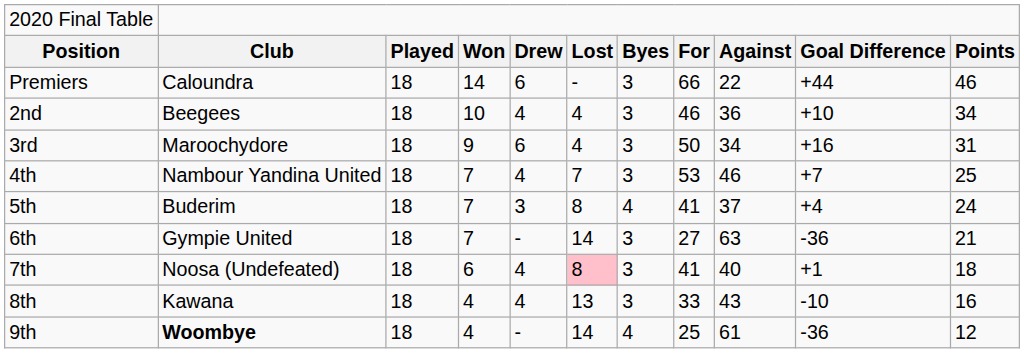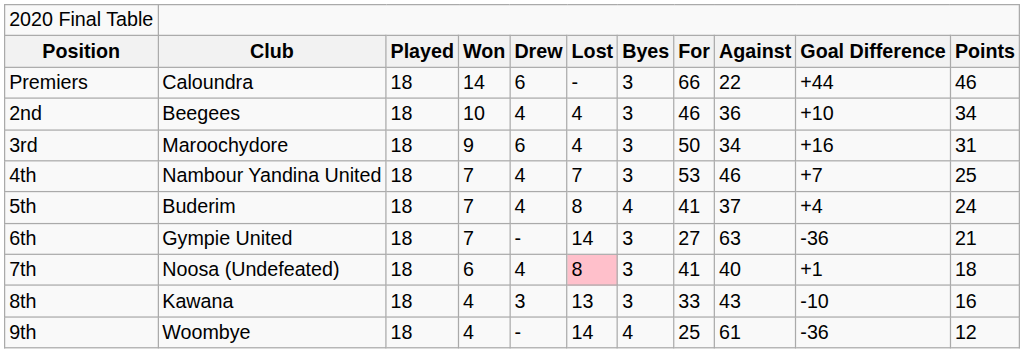(520, 207) 3 -> (520, 207) 4
(520, 301) 4 -> (520, 301) 3
(209, 332) bold -> (206, 332) normal
